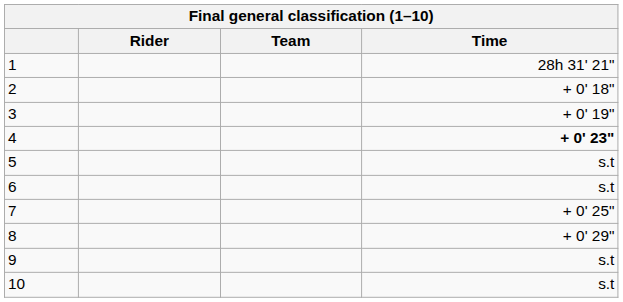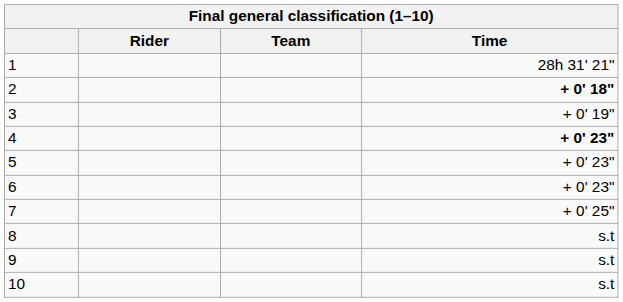(589, 89) normal -> (587, 89) bold
(606, 162) s.t -> (589, 162) + 0' 23"
(606, 187) s.t -> (589, 187) + 0' 23"
(589, 235) + 0' 29" -> (606, 235) s.t
